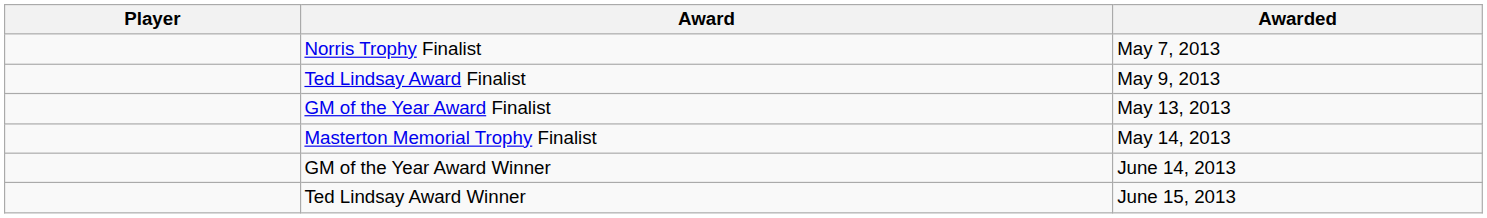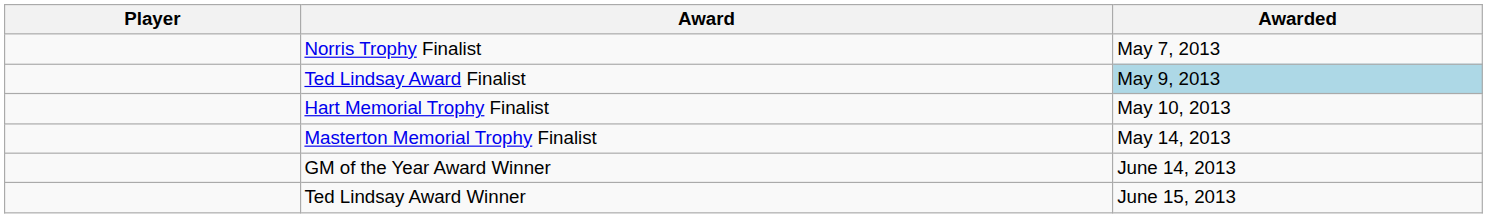(1169, 78) no background -> (1169, 78) lightblue background
+ row: (427, 108)
- row: (428, 108)
